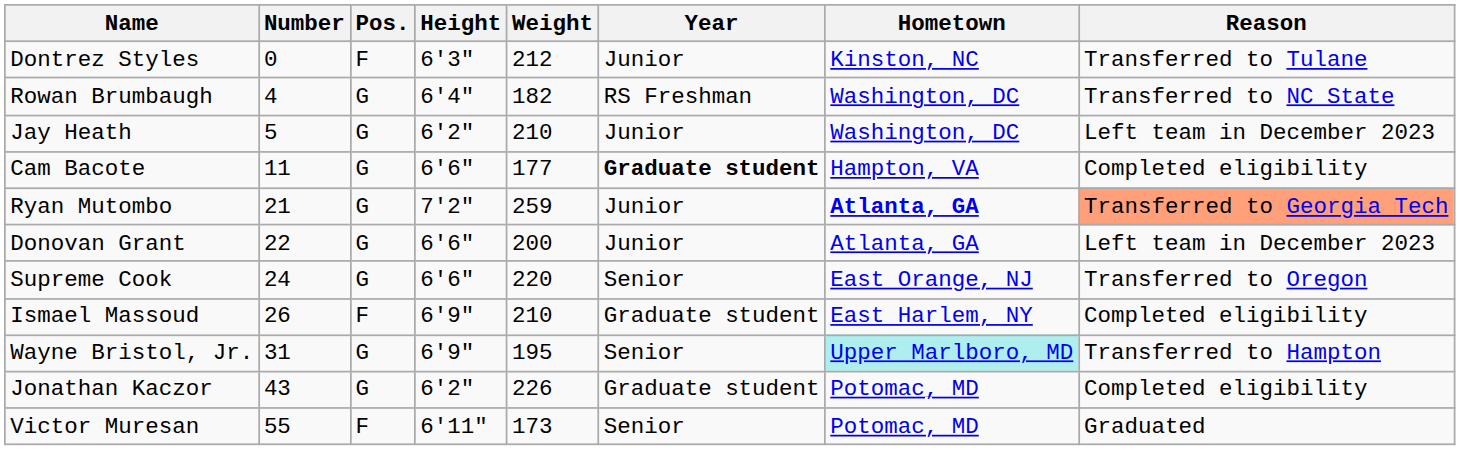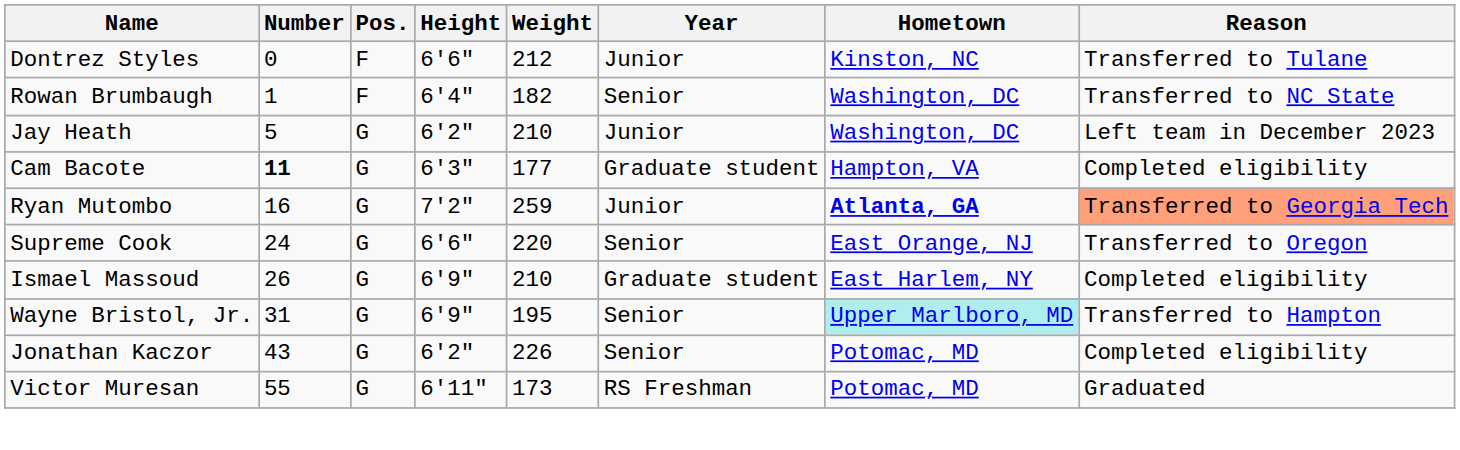(447, 60) 6'3" -> (447, 60) 6'6"
(271, 97) 4 -> (271, 97) 1
(362, 97) G -> (362, 97) F
(678, 97) RS Freshman -> (644, 97) Senior
(277, 170) normal -> (277, 170) bold
(447, 170) 6'6" -> (447, 170) 6'3"
(712, 170) bold -> (712, 170) normal
(277, 206) 21 -> (277, 206) 16
- row: (98, 243)
(362, 316) F -> (362, 280) G
(712, 390) Graduate student -> (644, 353) Senior
(362, 426) F -> (362, 390) G
(644, 426) Senior -> (678, 390) RS Freshman
